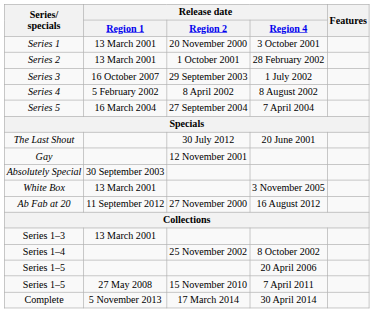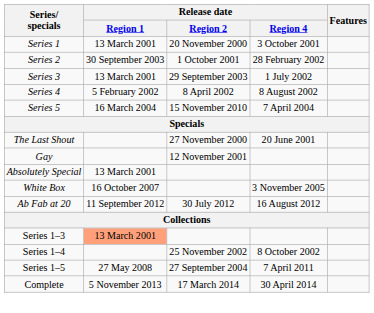(125, 60) 13 March 2001 -> (125, 60) 30 September 2003
(125, 76) 16 October 2007 -> (125, 76) 13 March 2001
(208, 108) 27 September 2004 -> (208, 108) 15 November 2010
(208, 140) 30 July 2012 -> (208, 140) 27 November 2000
(125, 172) 30 September 2003 -> (125, 172) 13 March 2001
(125, 188) 13 March 2001 -> (125, 188) 16 October 2007
(208, 204) 27 November 2000 -> (208, 204) 30 July 2012
(125, 236) no background -> (125, 236) lightsalmon background
- row: (44, 268)
(208, 284) 15 November 2010 -> (208, 268) 27 September 2004
